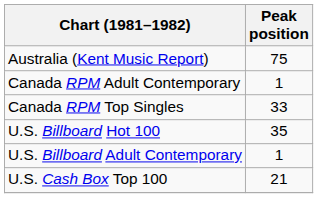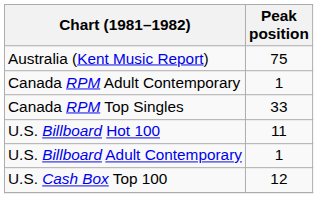(279, 131) 35 -> (279, 131) 11
(279, 180) 21 -> (279, 180) 12
